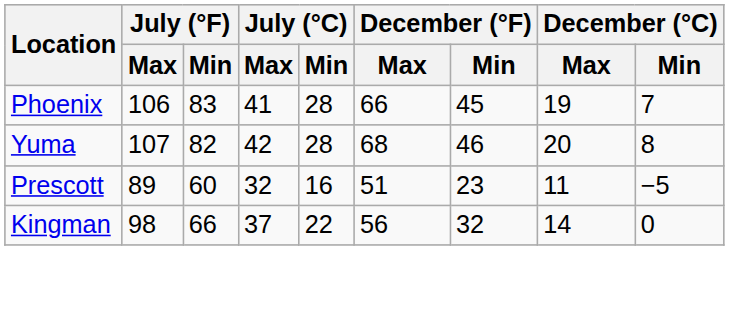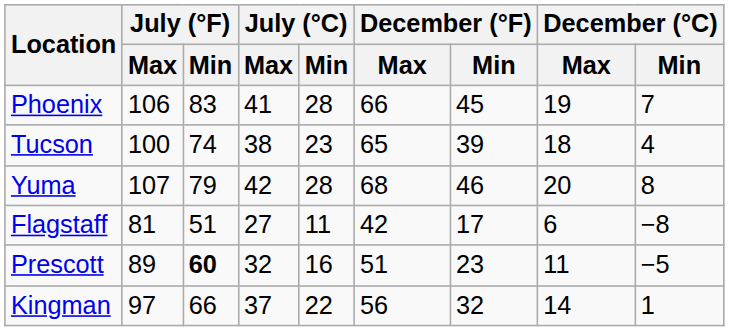+ row: (52, 144)
(203, 144) 82 -> (203, 184) 79
+ row: (59, 225)
(203, 184) normal -> (203, 265) bold
(142, 225) 98 -> (142, 305) 97
(648, 225) 0 -> (648, 305) 1
